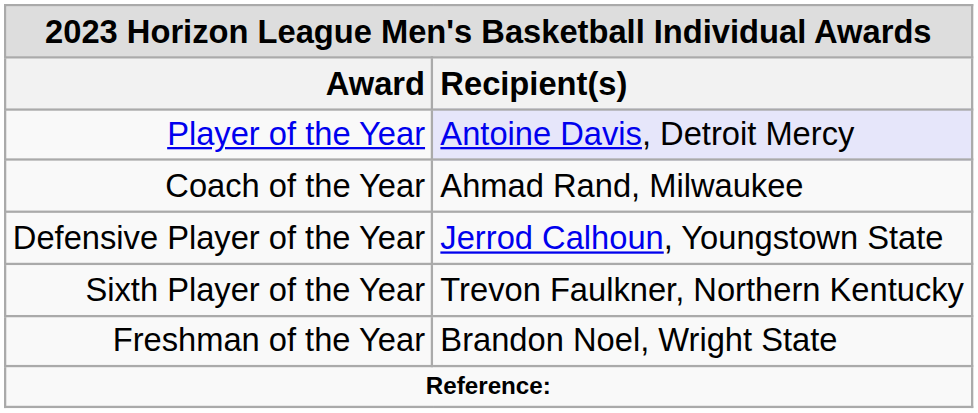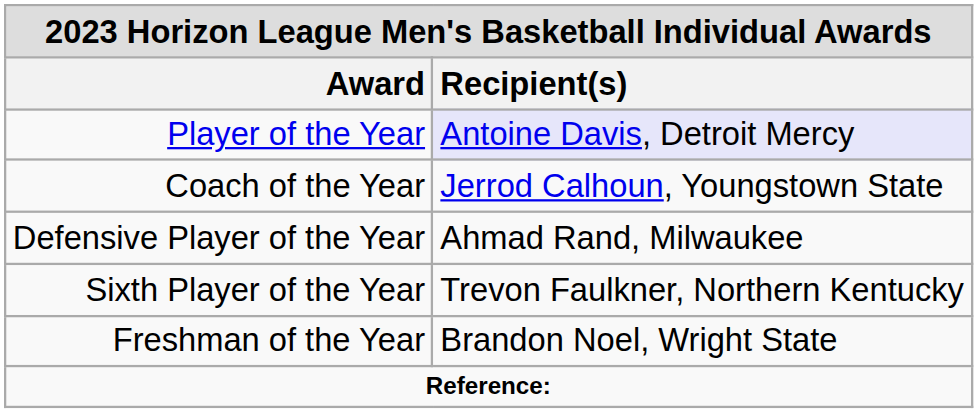(622, 186) Ahmad Rand, Milwaukee -> (692, 186) Jerrod Calhoun, Youngstown State
(692, 238) Jerrod Calhoun, Youngstown State -> (622, 238) Ahmad Rand, Milwaukee
